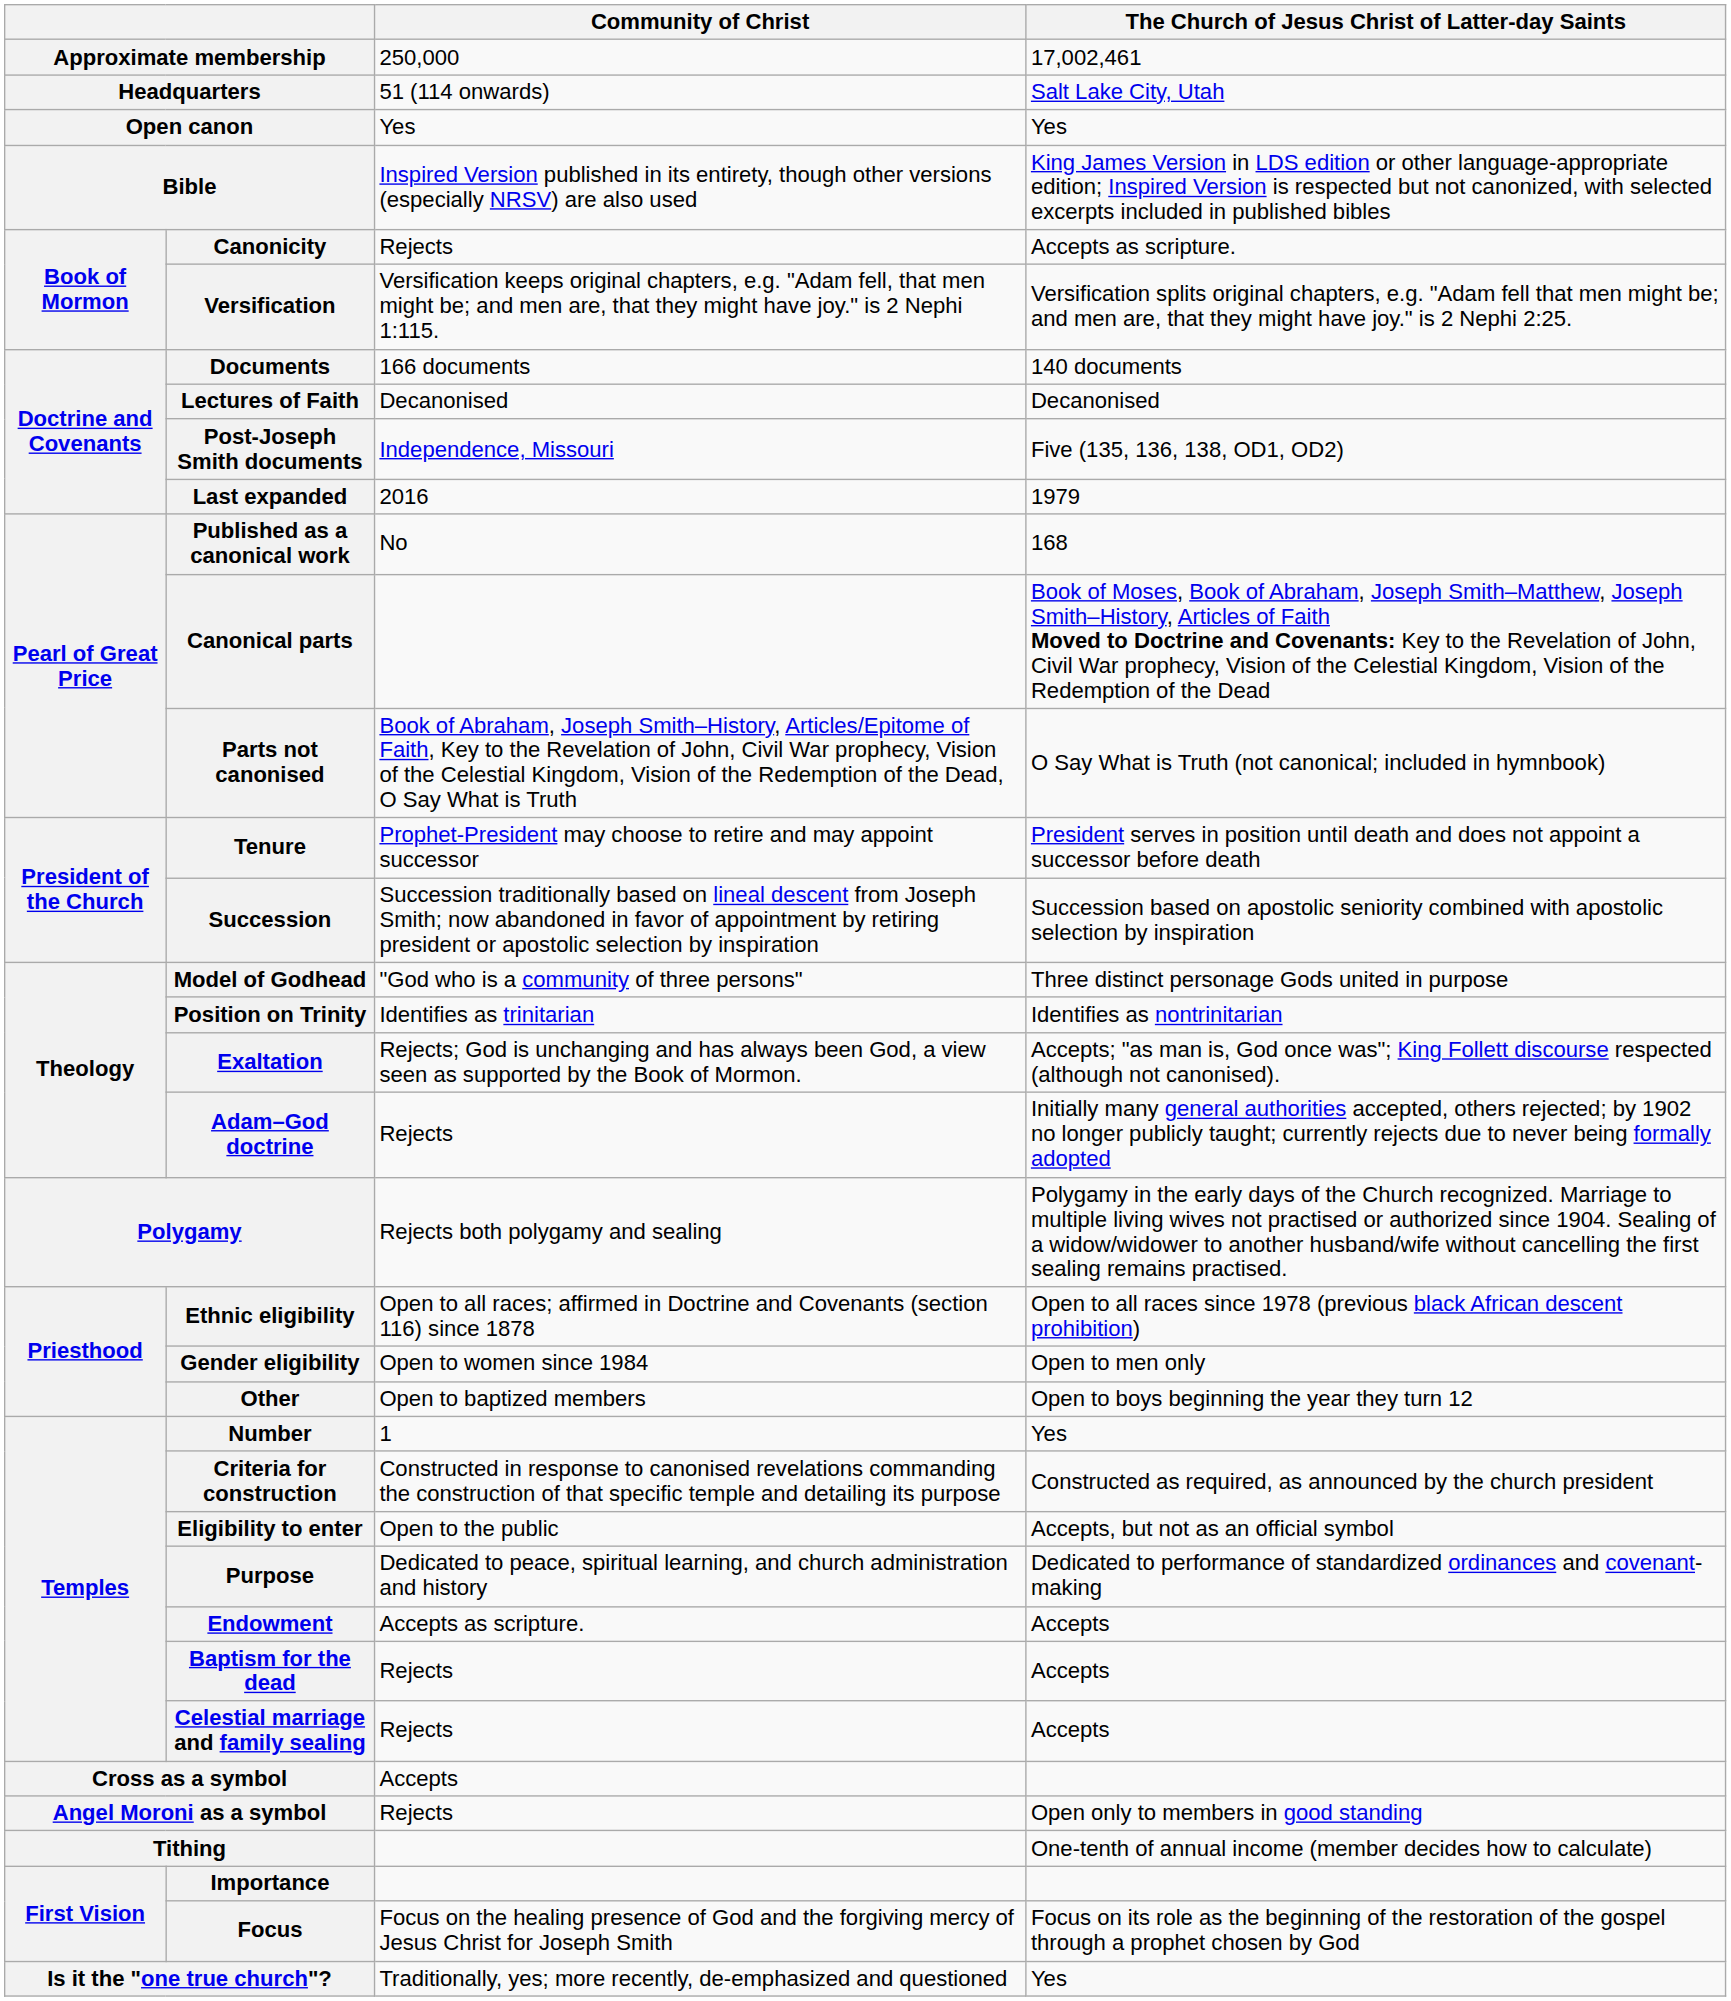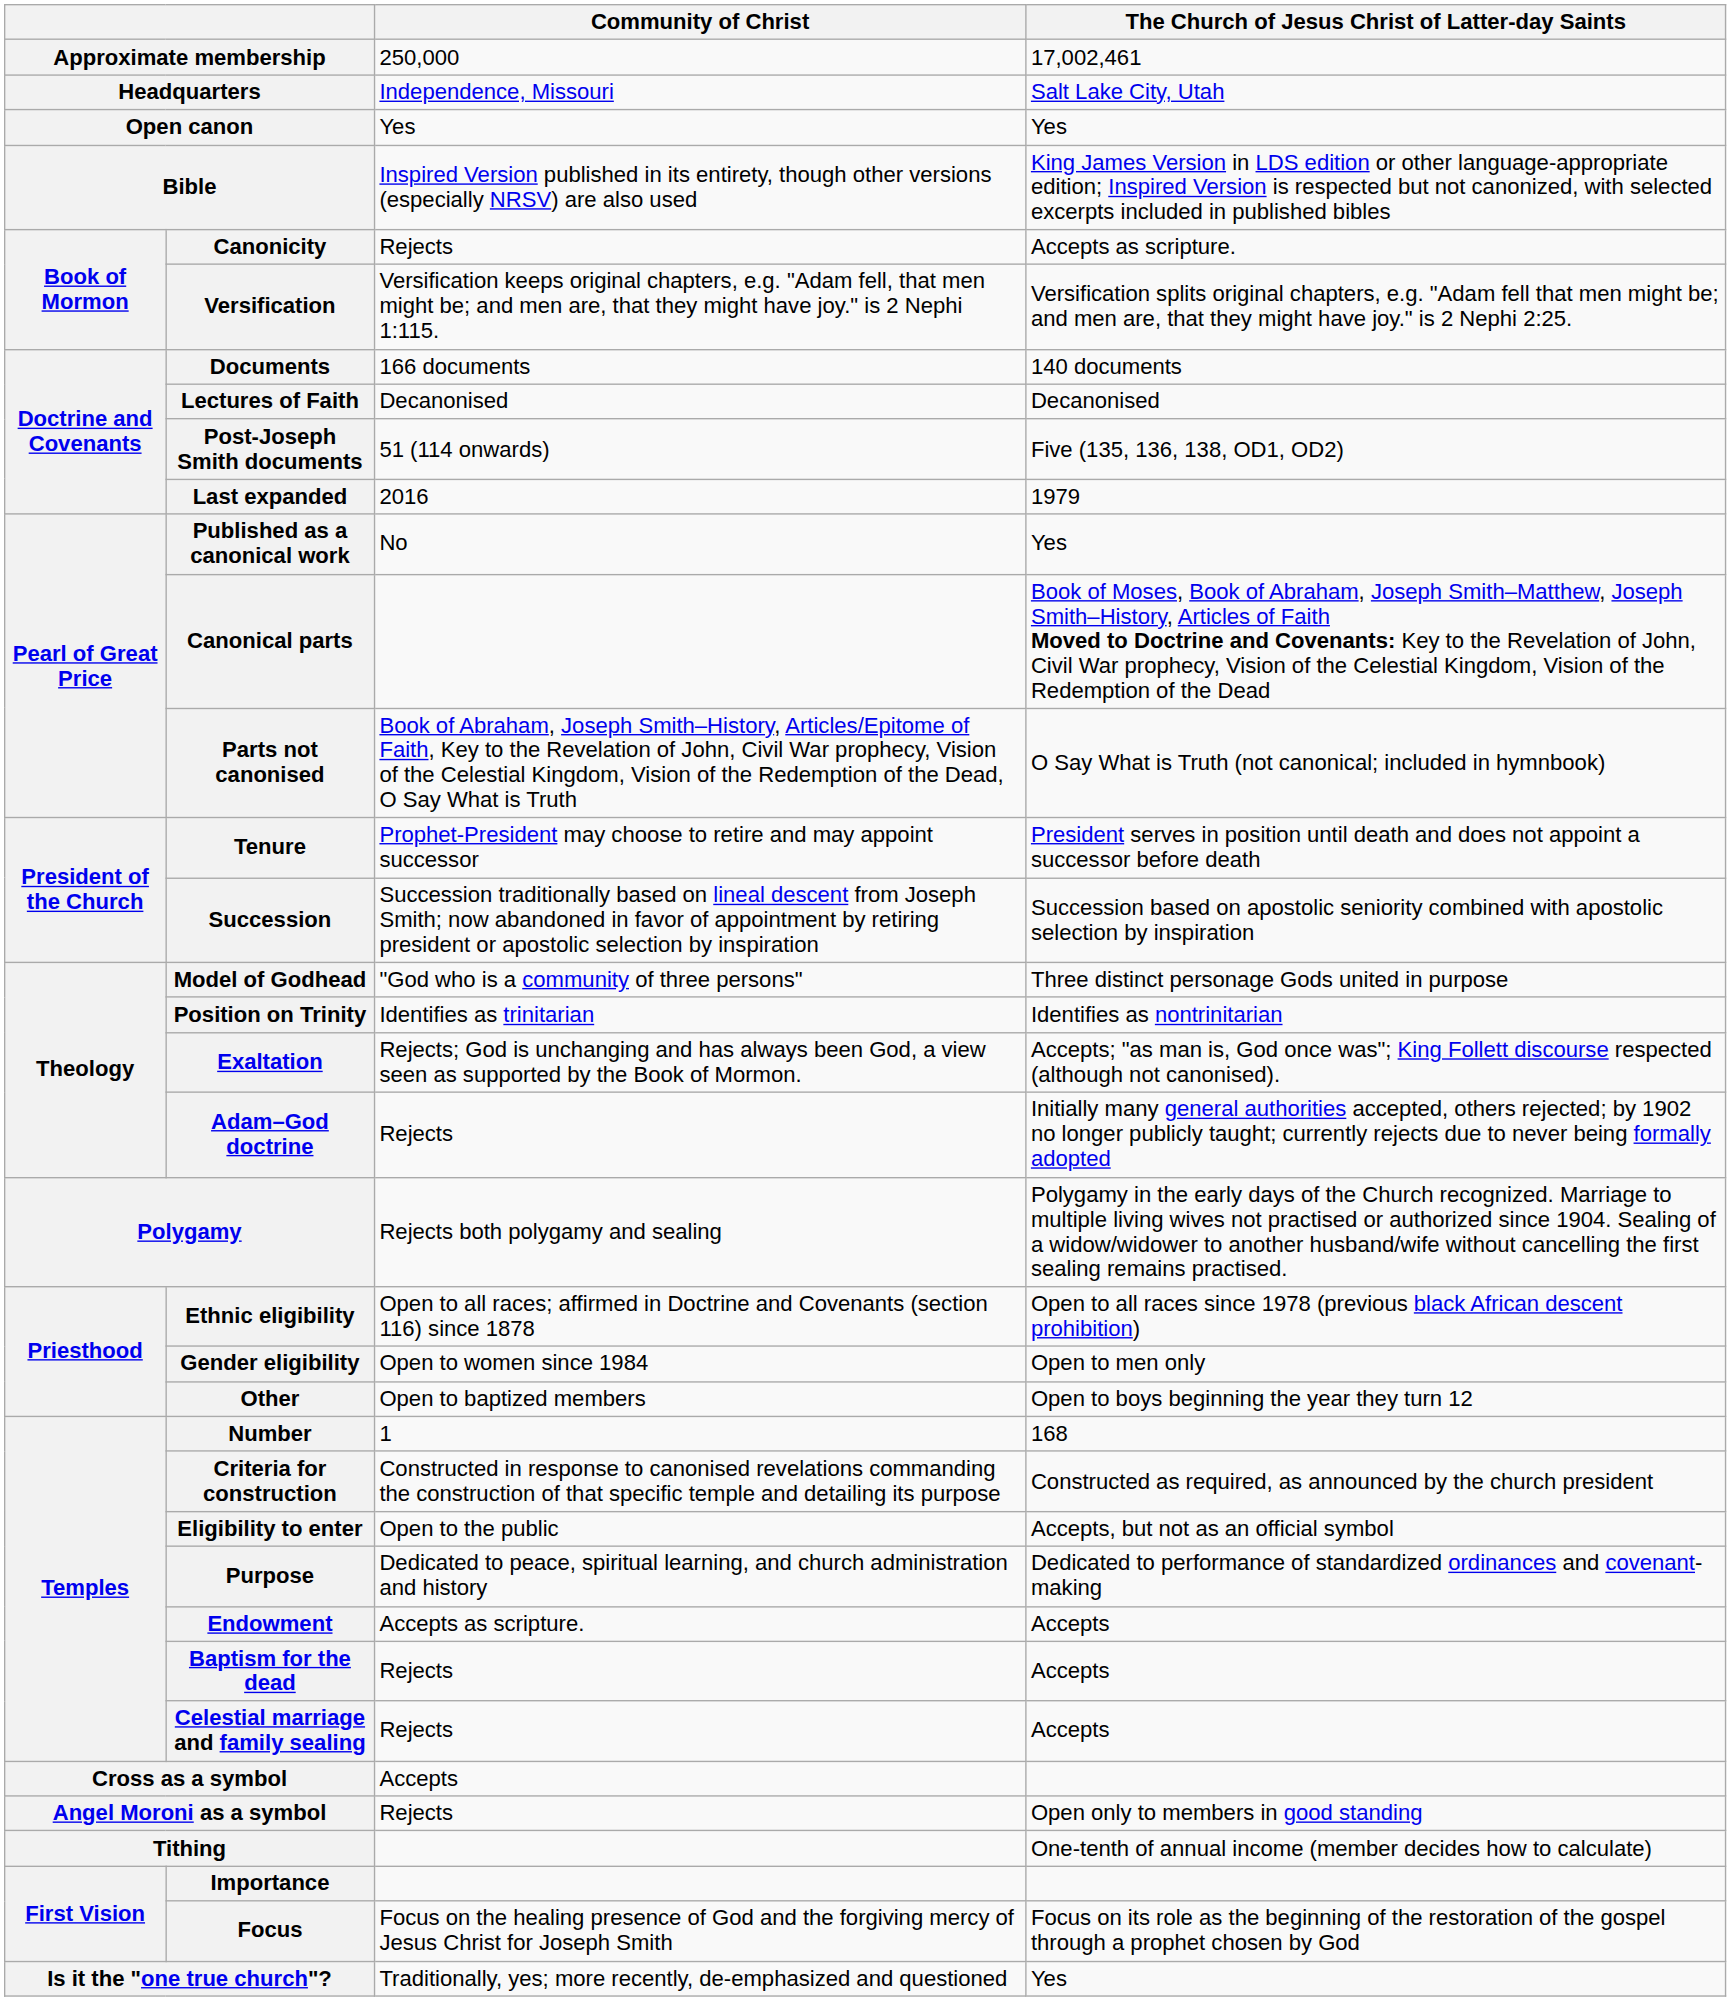(464, 92) 51 (114 onwards) -> (497, 92) Independence, Missouri
(497, 448) Independence, Missouri -> (464, 448) 51 (114 onwards)
(1049, 543) 168 -> (1049, 543) Yes
(1049, 1433) Yes -> (1049, 1433) 168
